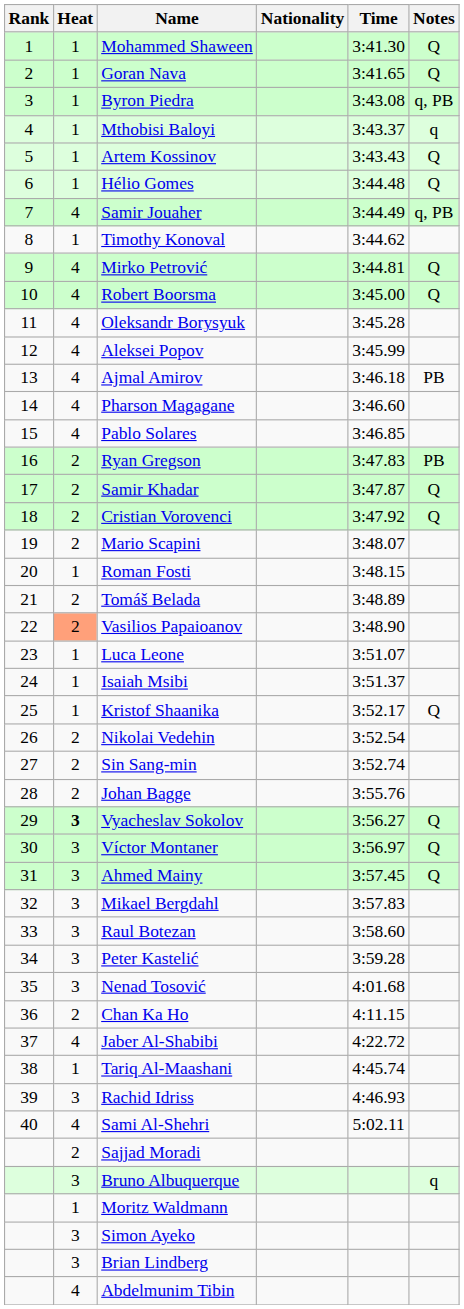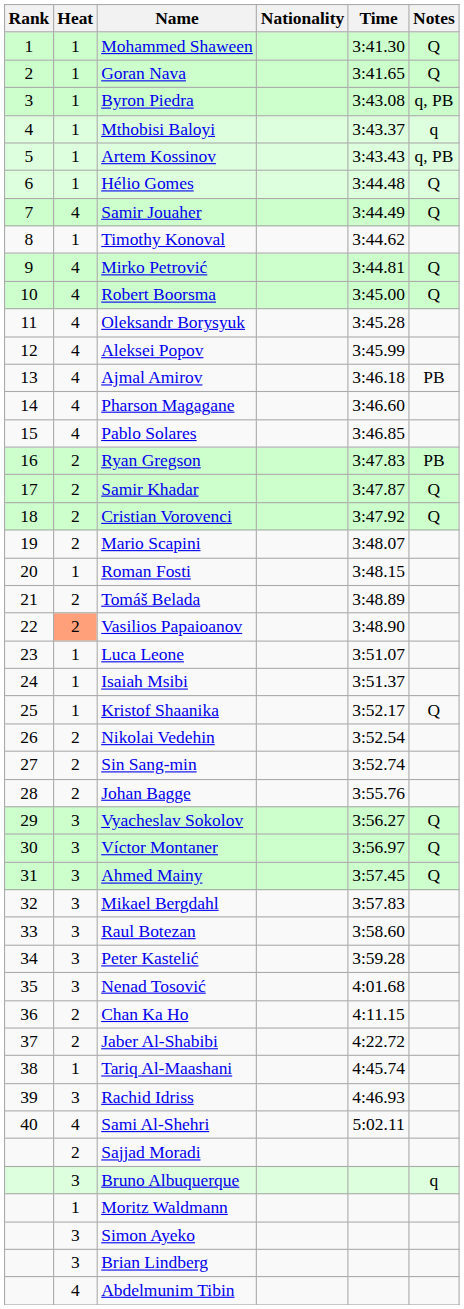(434, 156) Q -> (434, 156) q, PB
(434, 211) q, PB -> (434, 211) Q
(75, 820) bold -> (75, 820) normal
(75, 1041) 4 -> (75, 1041) 2
